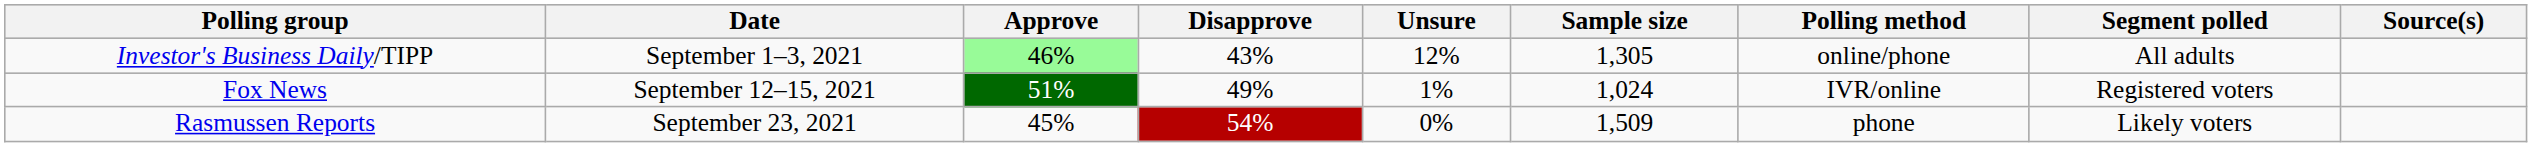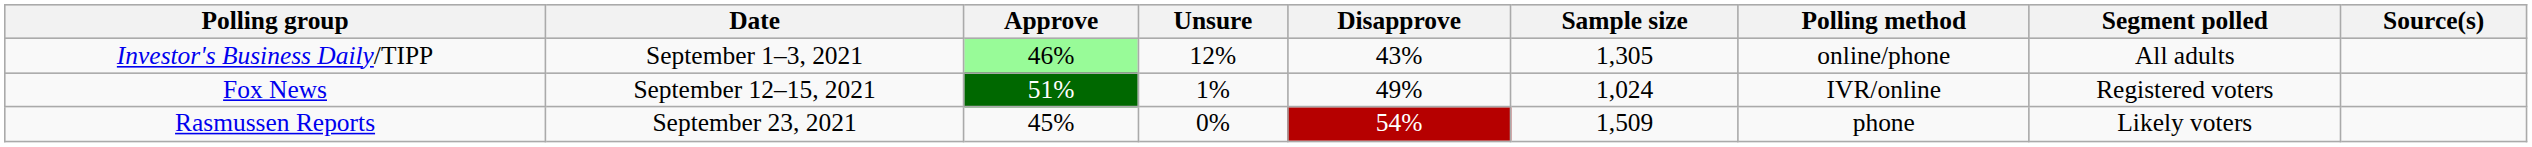columns swapped: (1250, 21) <-> (1436, 21)
